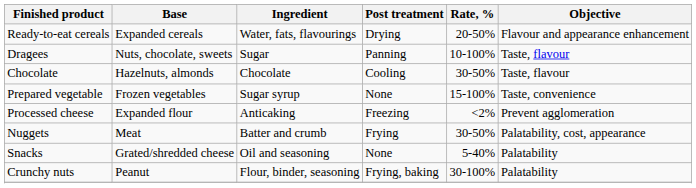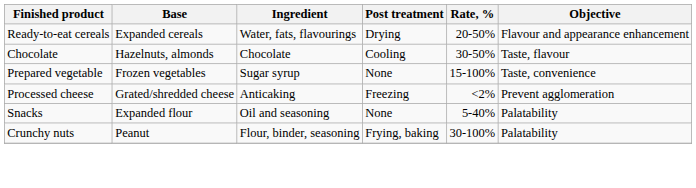- row: (28, 53)
(154, 113) Expanded flour -> (175, 93) Grated/shredded cheese
- row: (28, 133)
(175, 152) Grated/shredded cheese -> (154, 113) Expanded flour
